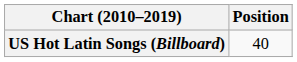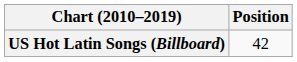(261, 43) 40 -> (261, 43) 42
